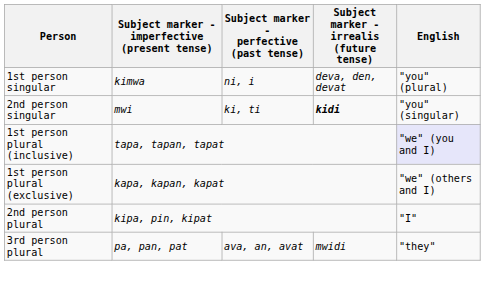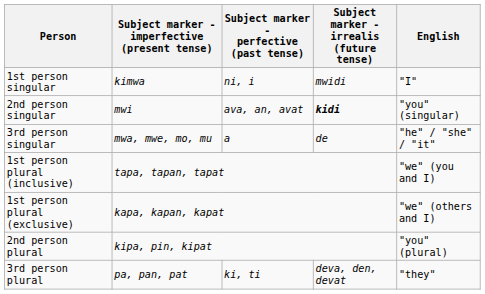(346, 82) deva, den, devat -> (331, 82) mwidi
(423, 82) "you" (plural) -> (408, 82) "I"
(242, 110) ki, ti -> (264, 110) ava, an, avat
+ row: (37, 138)
(426, 144) lavender background -> (426, 172) no background
(408, 218) "I" -> (423, 246) "you" (plural)
(264, 246) ava, an, avat -> (242, 275) ki, ti
(331, 246) mwidi -> (346, 275) deva, den, devat
